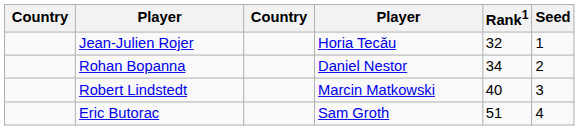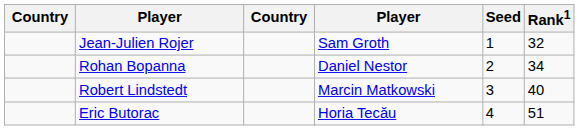columns swapped: (507, 18) <-> (553, 18)
(357, 43) Horia Tecău -> (354, 43) Sam Groth
(354, 113) Sam Groth -> (357, 113) Horia Tecău
